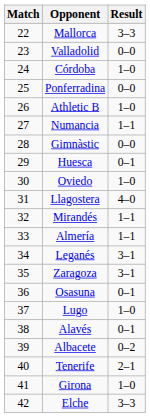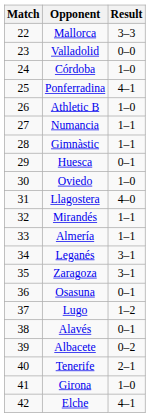(126, 88) 0–0 -> (126, 88) 4–1
(126, 144) 0–0 -> (126, 144) 1–1
(126, 310) 1–0 -> (126, 310) 1–2
(126, 403) 3–3 -> (126, 403) 4–1
